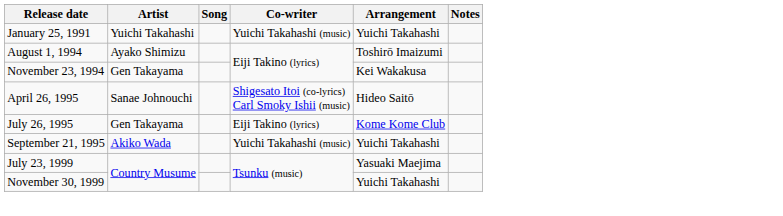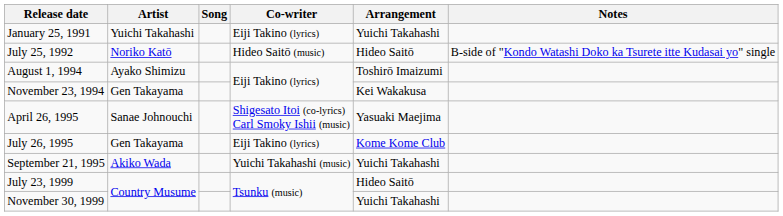(292, 33) Yuichi Takahashi (music) -> (276, 33) Eiji Takino (lyrics)
+ row: (40, 52)
(385, 98) Hideo Saitō -> (398, 117) Yasuaki Maejima
(398, 162) Yasuaki Maejima -> (385, 182) Hideo Saitō
